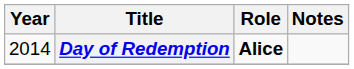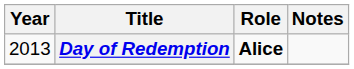(30, 49) 2014 -> (30, 49) 2013
